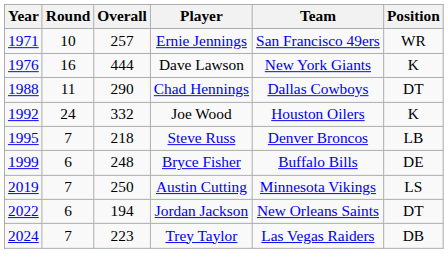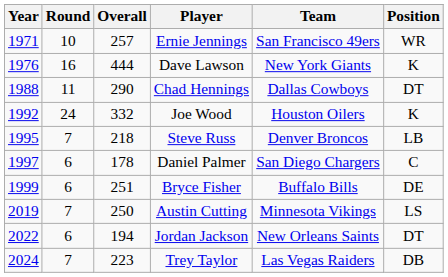+ row: (201, 162)
(122, 162) 248 -> (122, 187) 251
